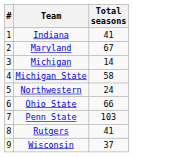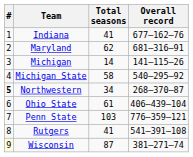+ column: (158, 16)
(108, 49) 67 -> (108, 49) 62
(9, 90) normal -> (9, 90) bold
(108, 90) 24 -> (108, 90) 34
(108, 104) 66 -> (108, 104) 61
(108, 145) 37 -> (108, 145) 87
